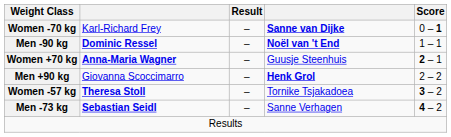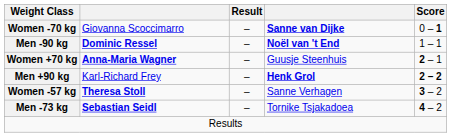(121, 28) Karl-Richard Frey -> (133, 28) Giovanna Scoccimarro
(133, 76) Giovanna Scoccimarro -> (121, 76) Karl-Richard Frey
(431, 76) normal -> (431, 76) bold
(310, 92) Tornike Tsjakadoea -> (305, 92) Sanne Verhagen
(305, 108) Sanne Verhagen -> (310, 108) Tornike Tsjakadoea
